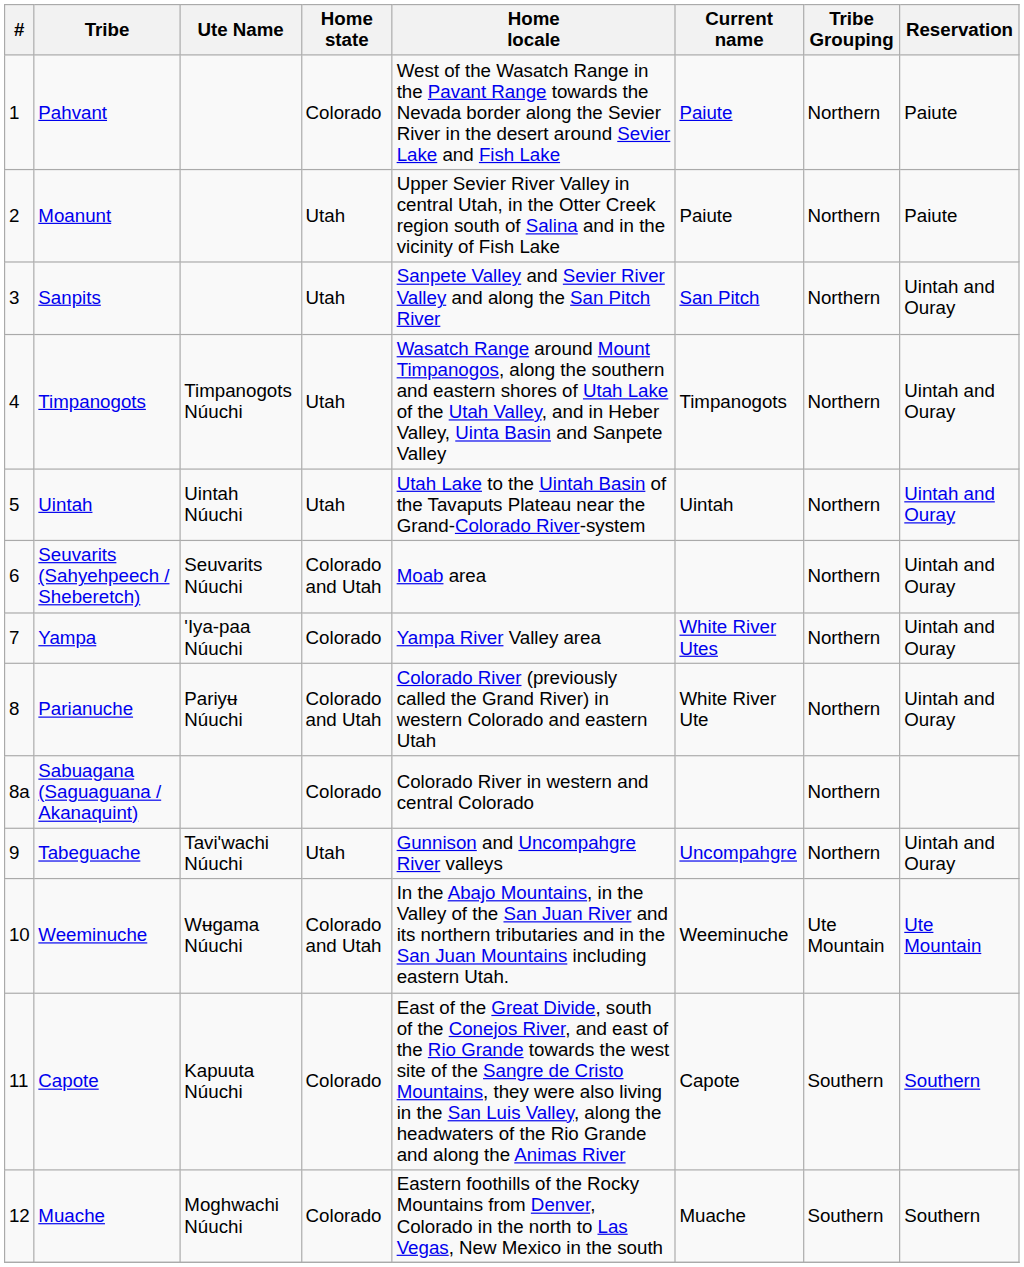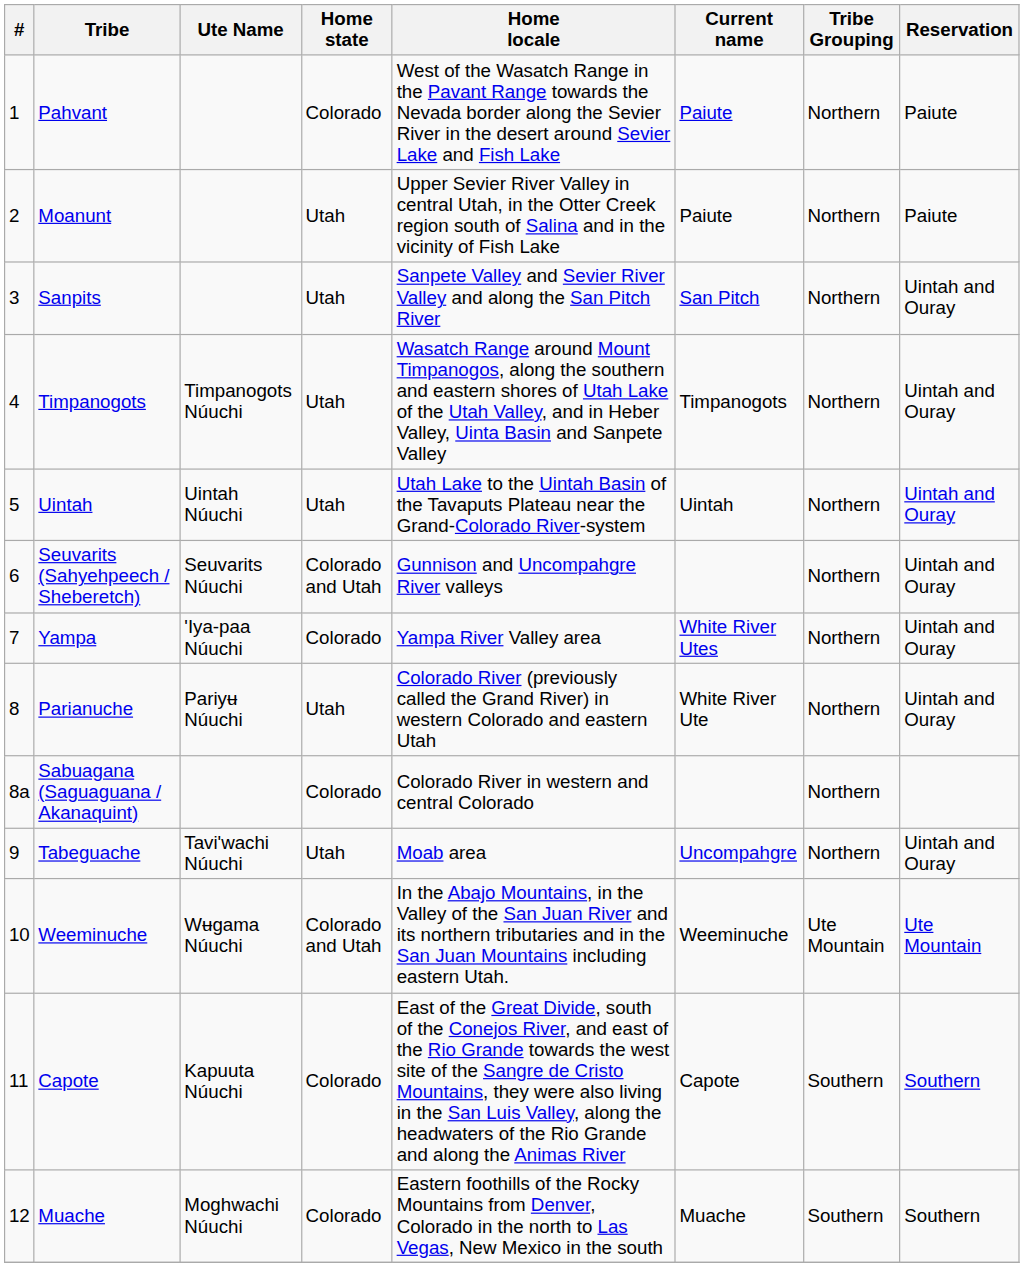(441, 576) Moab area -> (516, 576) Gunnison and Uncompahgre River valleys
(344, 709) Colorado and Utah -> (325, 709) Utah
(516, 853) Gunnison and Uncompahgre River valleys -> (441, 853) Moab area
